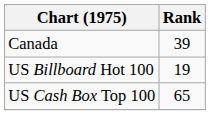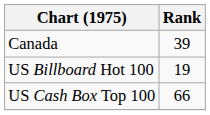(182, 95) 65 -> (182, 95) 66
